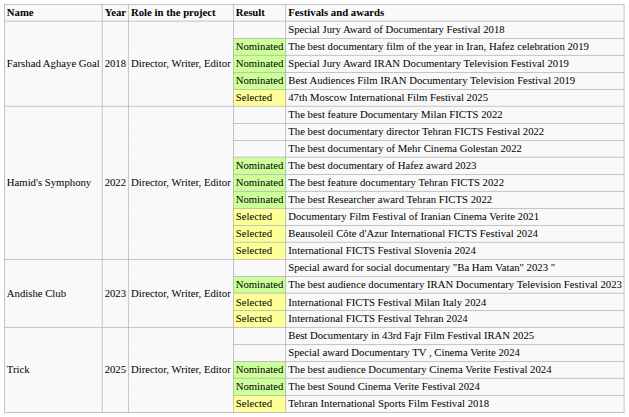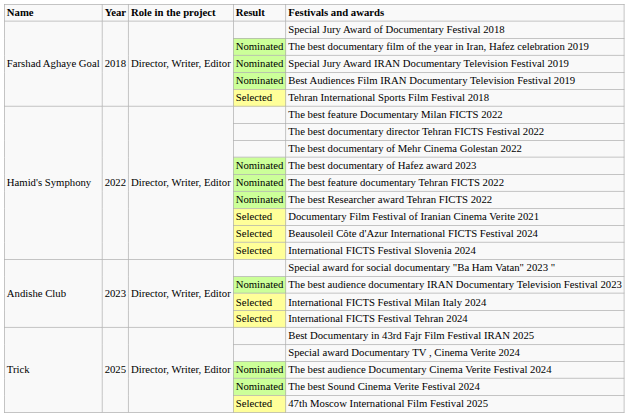(388, 98) 47th Moscow International Film Festival 2025 -> (389, 98) Tehran International Sports Film Festival 2018
(389, 404) Tehran International Sports Film Festival 2018 -> (388, 404) 47th Moscow International Film Festival 2025
